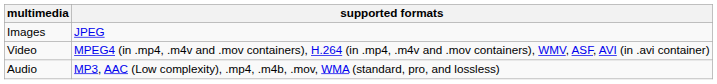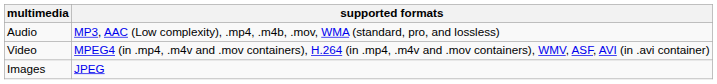rows swapped: (22, 69) <-> (26, 32)
